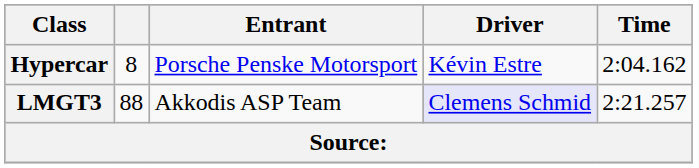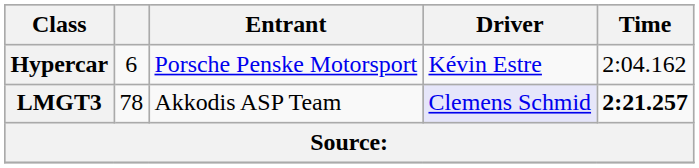(131, 64) 8 -> (131, 64) 6
(131, 103) 88 -> (131, 103) 78
(644, 103) normal -> (645, 103) bold
